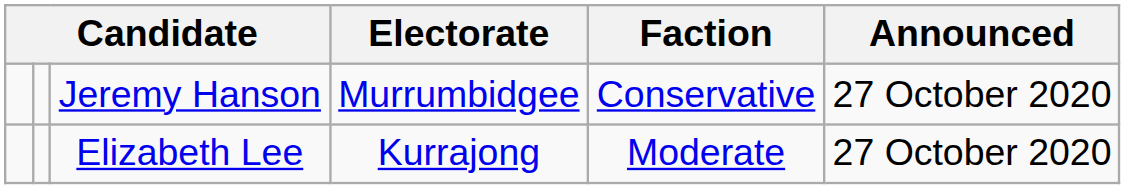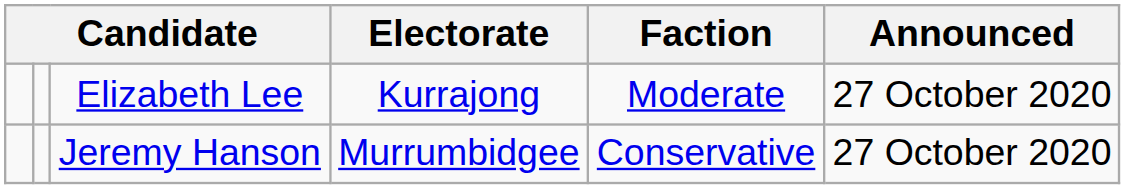rows swapped: (190, 152) <-> (190, 93)
